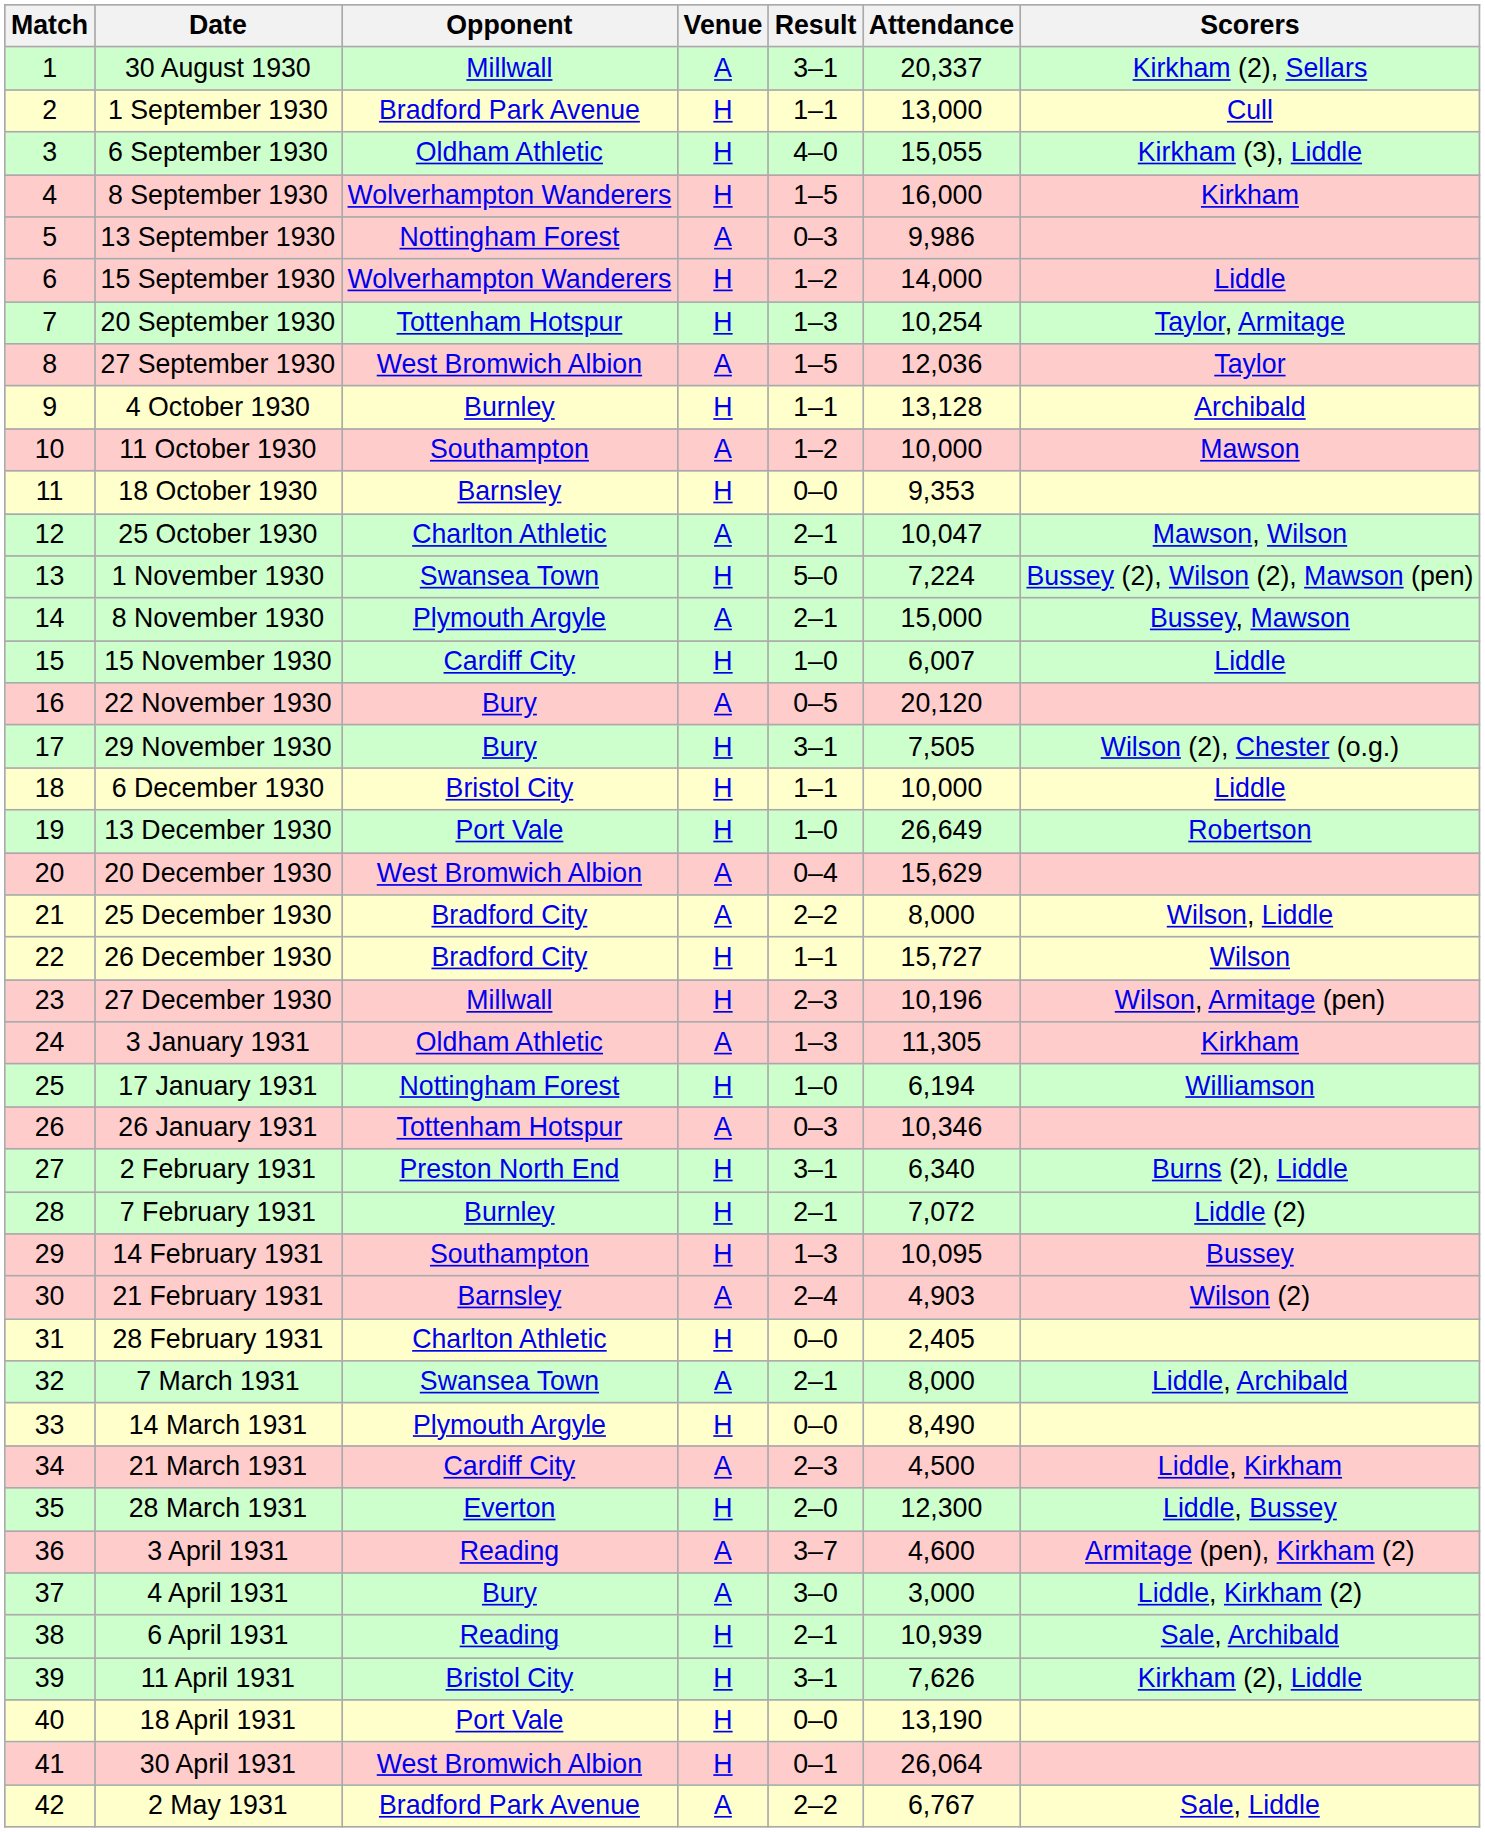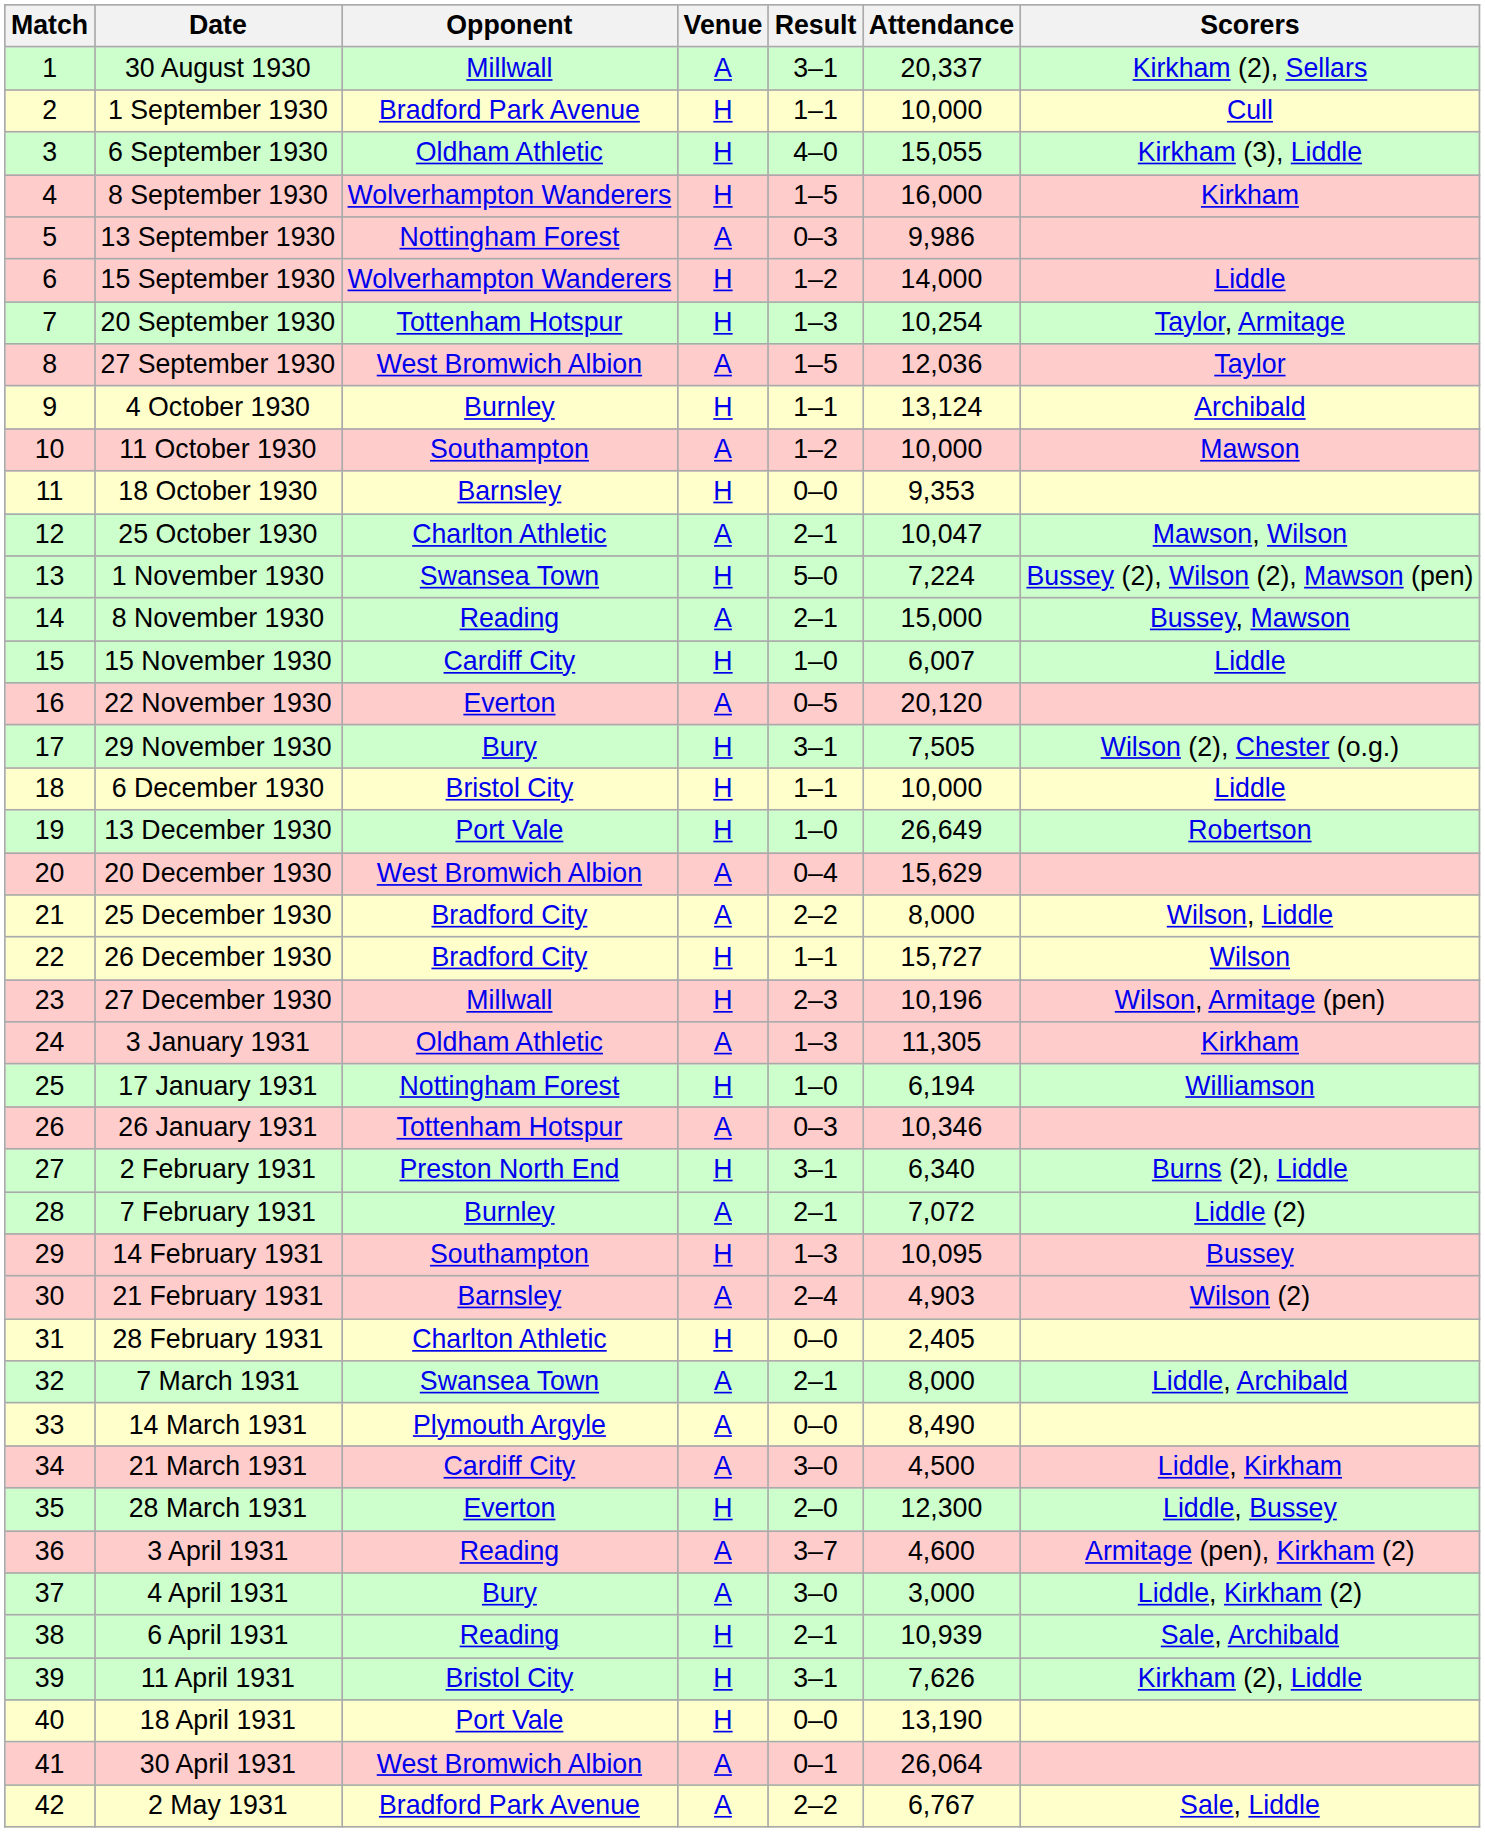(941, 110) 13,000 -> (941, 110) 10,000
(941, 407) 13,128 -> (941, 407) 13,124
(509, 618) Plymouth Argyle -> (509, 618) Reading
(509, 703) Bury -> (509, 703) Everton
(723, 1212) H -> (723, 1212) A
(723, 1424) H -> (723, 1424) A
(815, 1466) 2–3 -> (815, 1466) 3–0
(723, 1763) H -> (723, 1763) A
